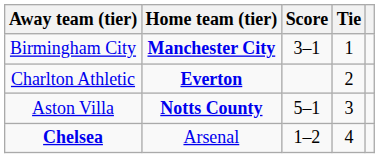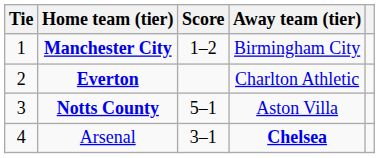columns swapped: (349, 18) <-> (73, 18)
(307, 48) 3–1 -> (203, 48) 1–2
(307, 137) 1–2 -> (203, 137) 3–1
